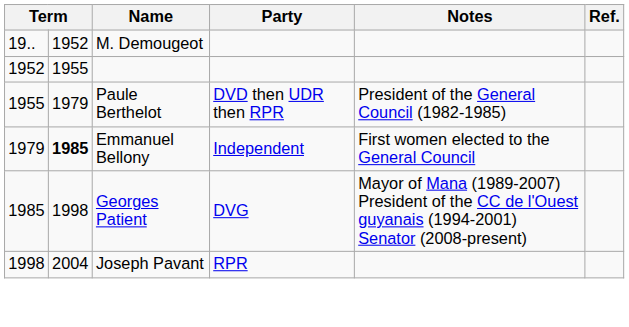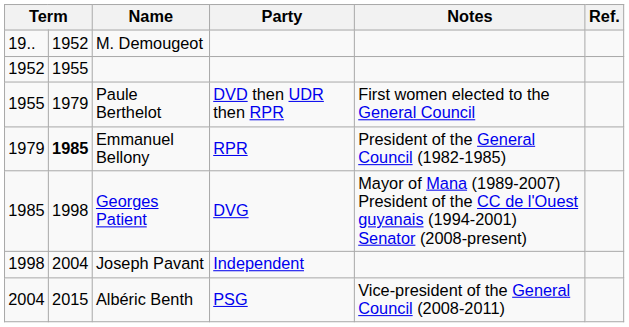(447, 104) President of the General Council (1982-1985) -> (454, 104) First women elected to the General Council
(259, 148) Independent -> (230, 148) RPR
(454, 148) First women elected to the General Council -> (447, 148) President of the General Council (1982-1985)
(230, 264) RPR -> (259, 264) Independent
+ row: (144, 299)
